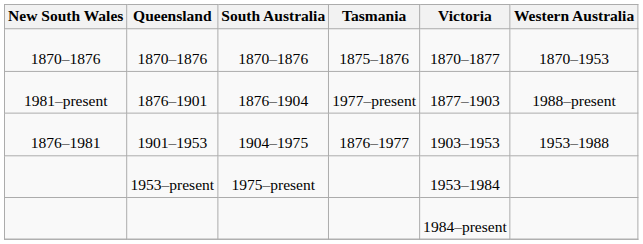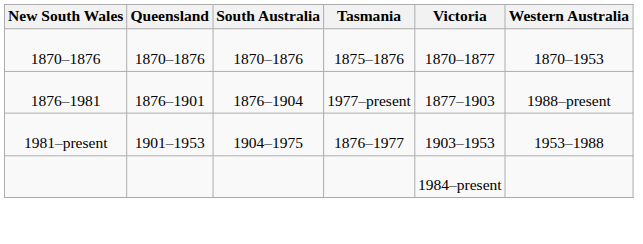(66, 100) 1981–present -> (66, 100) 1876–1981
(66, 143) 1876–1981 -> (66, 143) 1981–present
- row: (172, 185)
